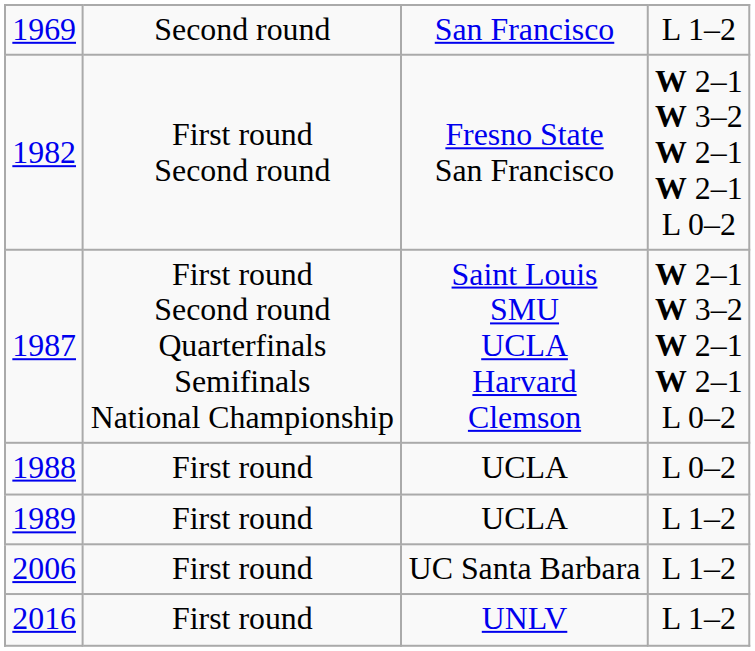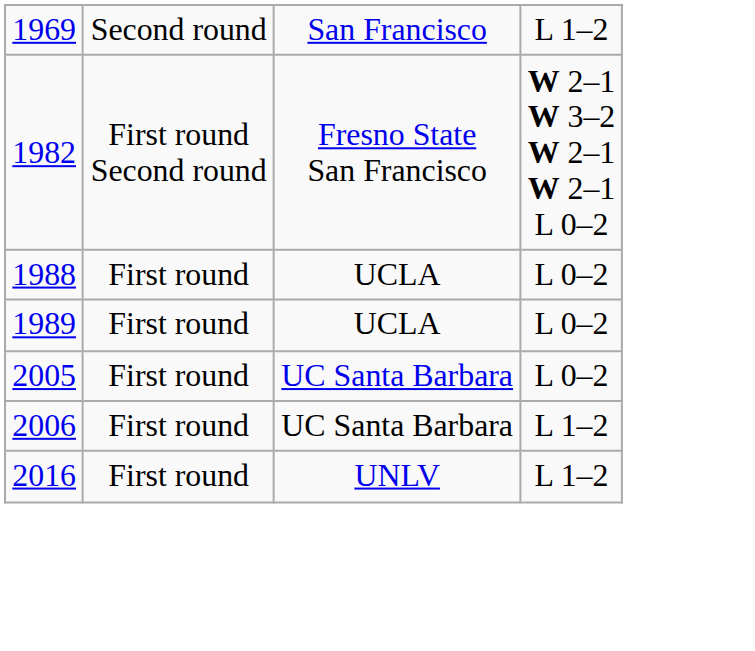- row: (44, 345)
(699, 518) L 1–2 -> (571, 324) L 0–2
+ row: (44, 375)
